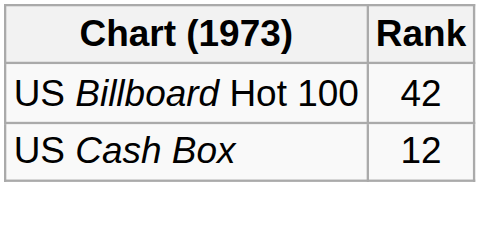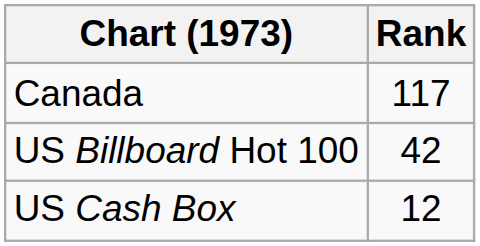+ row: (78, 92)
